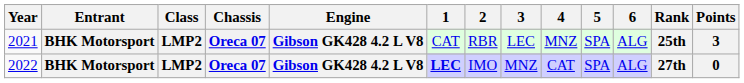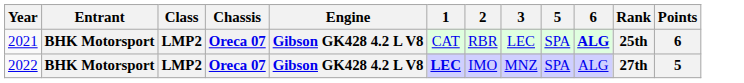- column: (561, 17)
(632, 41) normal -> (593, 41) bold
(716, 41) 3 -> (678, 41) 6
(716, 66) 0 -> (678, 66) 5
